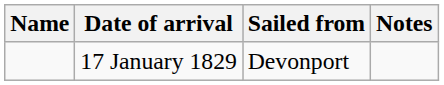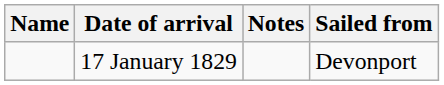columns swapped: (306, 23) <-> (404, 23)
